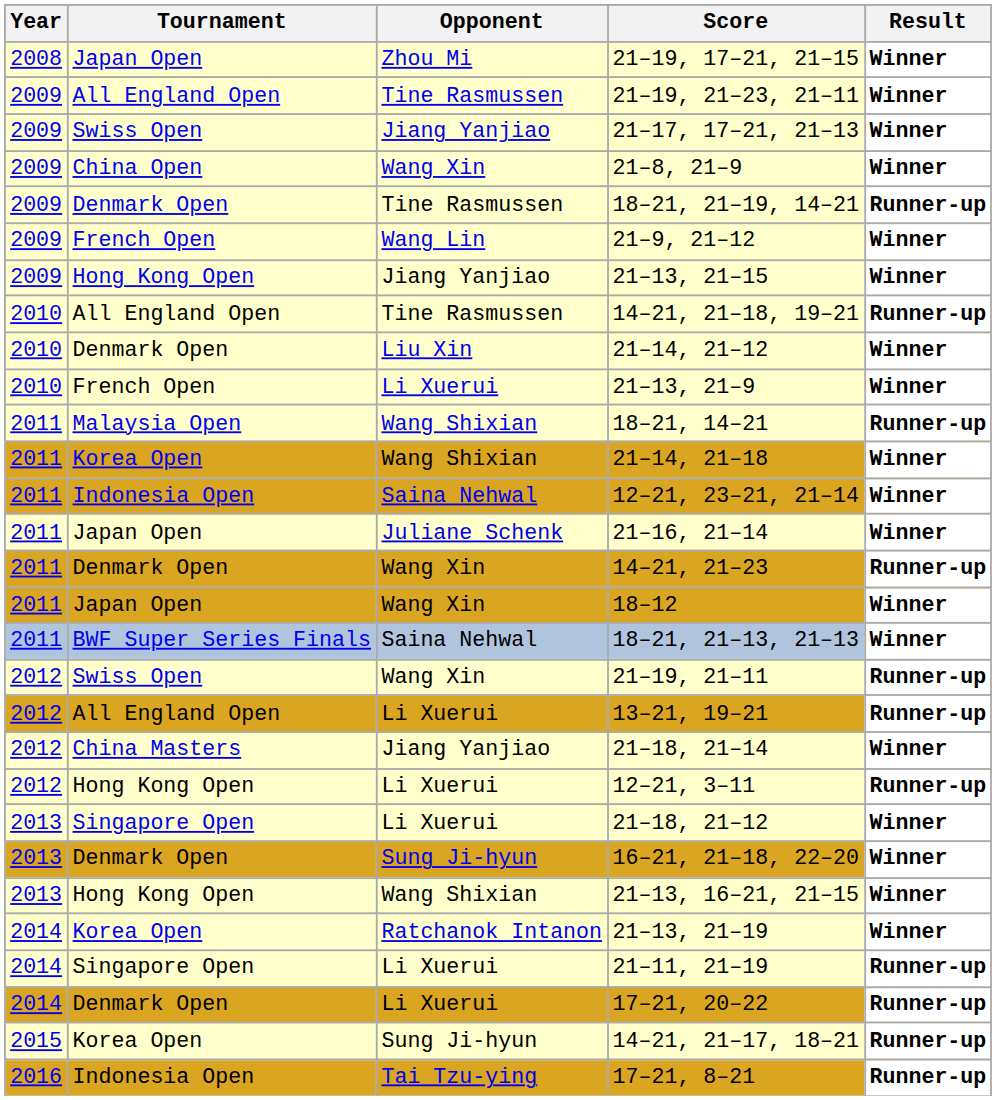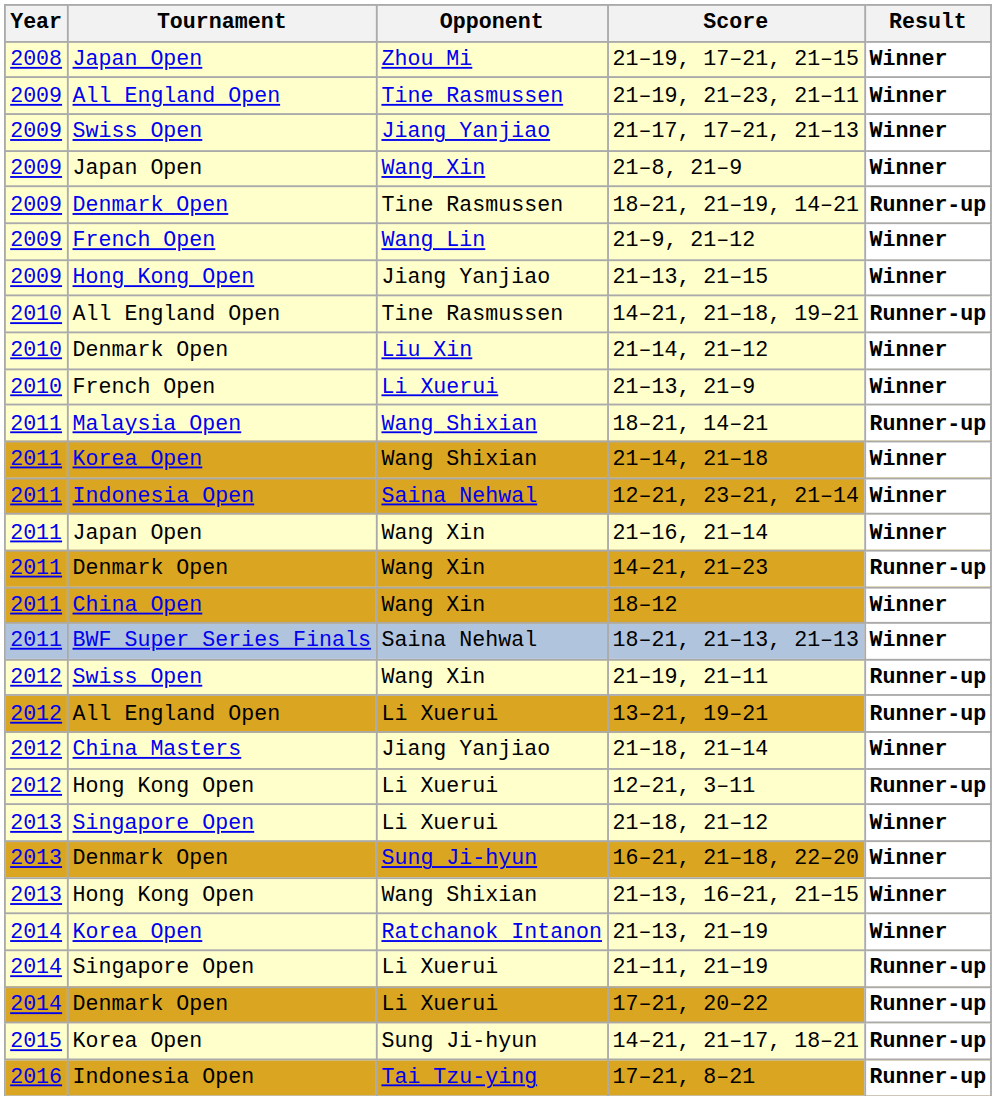(137, 168) China Open -> (137, 168) Japan Open
(472, 532) Juliane Schenk -> (433, 532) Wang Xin
(137, 605) Japan Open -> (137, 605) China Open
